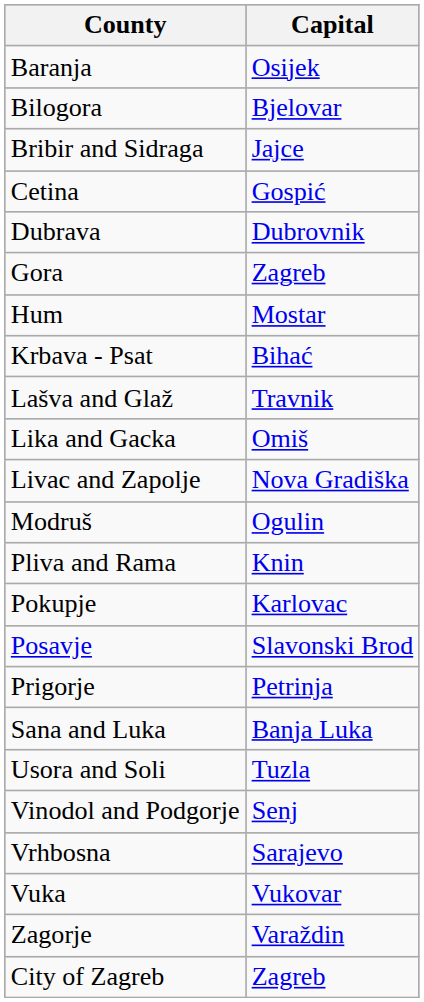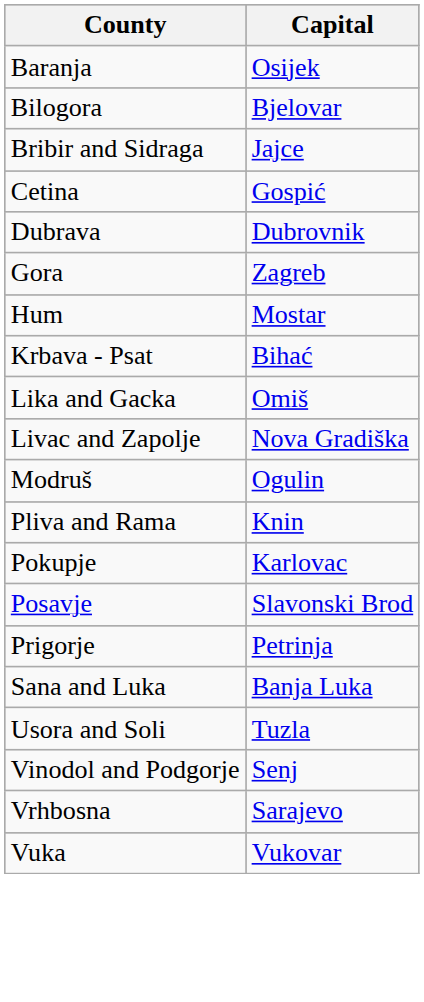- row: (92, 397)
- row: (51, 935)
- row: (88, 976)
